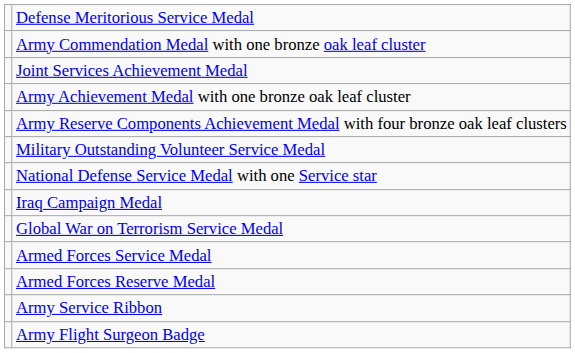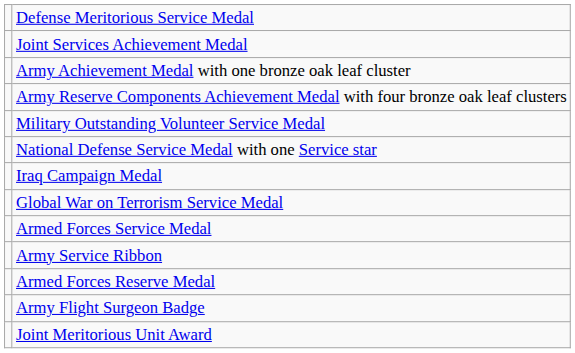- row: (221, 44)
rows swapped: (116, 281) <-> (89, 307)
+ row: (114, 334)
